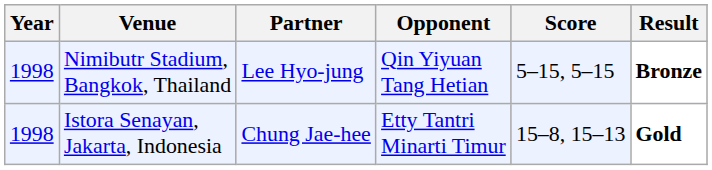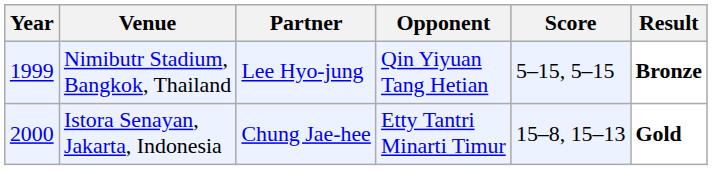(32, 71) 1998 -> (32, 71) 1999
(32, 133) 1998 -> (32, 133) 2000
